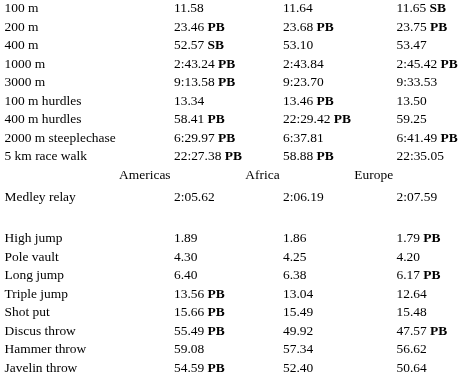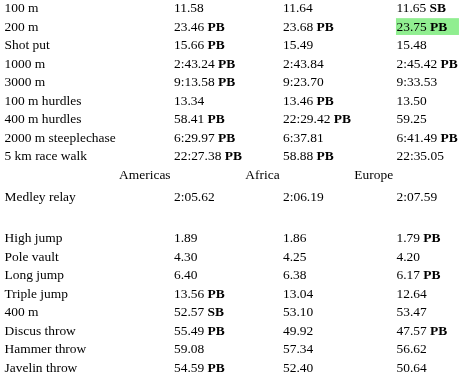(422, 26) no background -> (422, 26) lightgreen background
rows swapped: (22, 45) <-> (27, 312)
